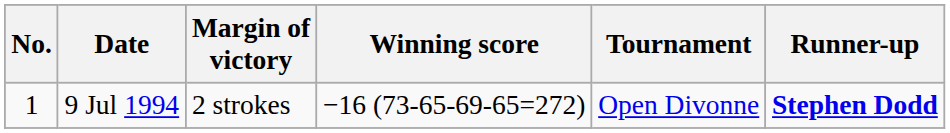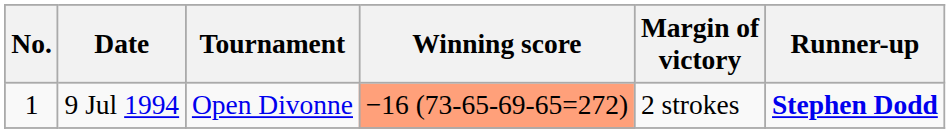columns swapped: (679, 43) <-> (251, 43)
(454, 105) no background -> (497, 105) lightsalmon background
